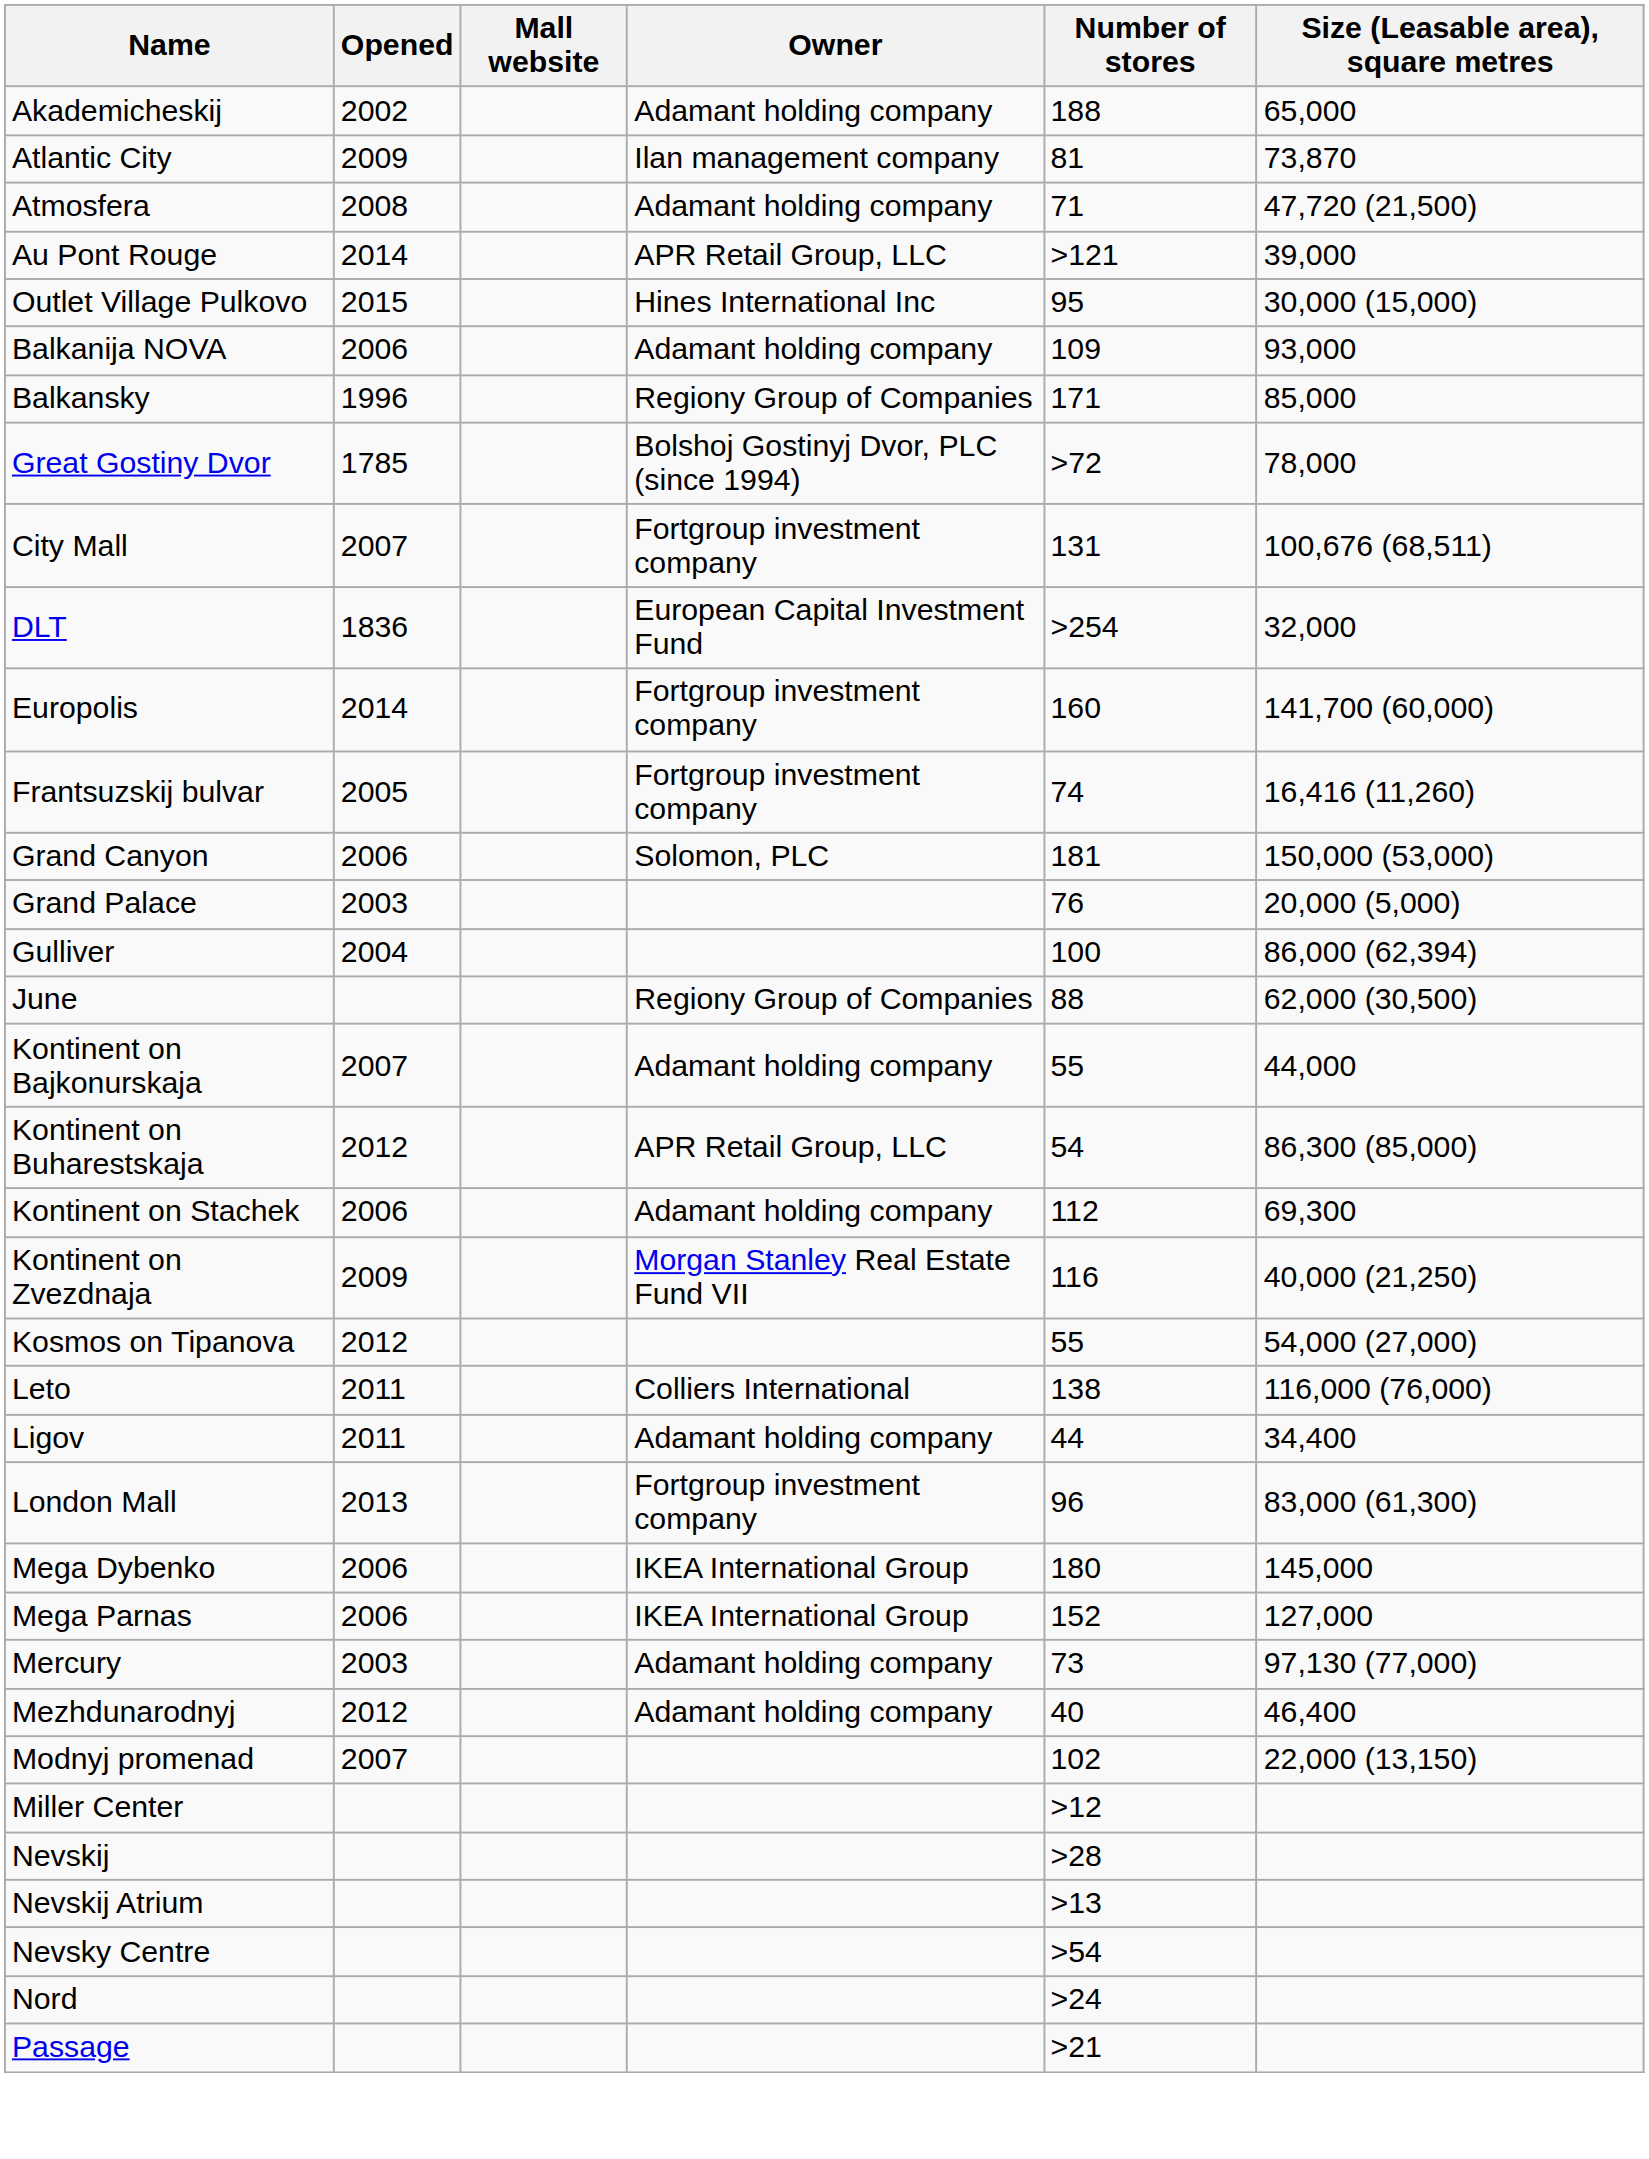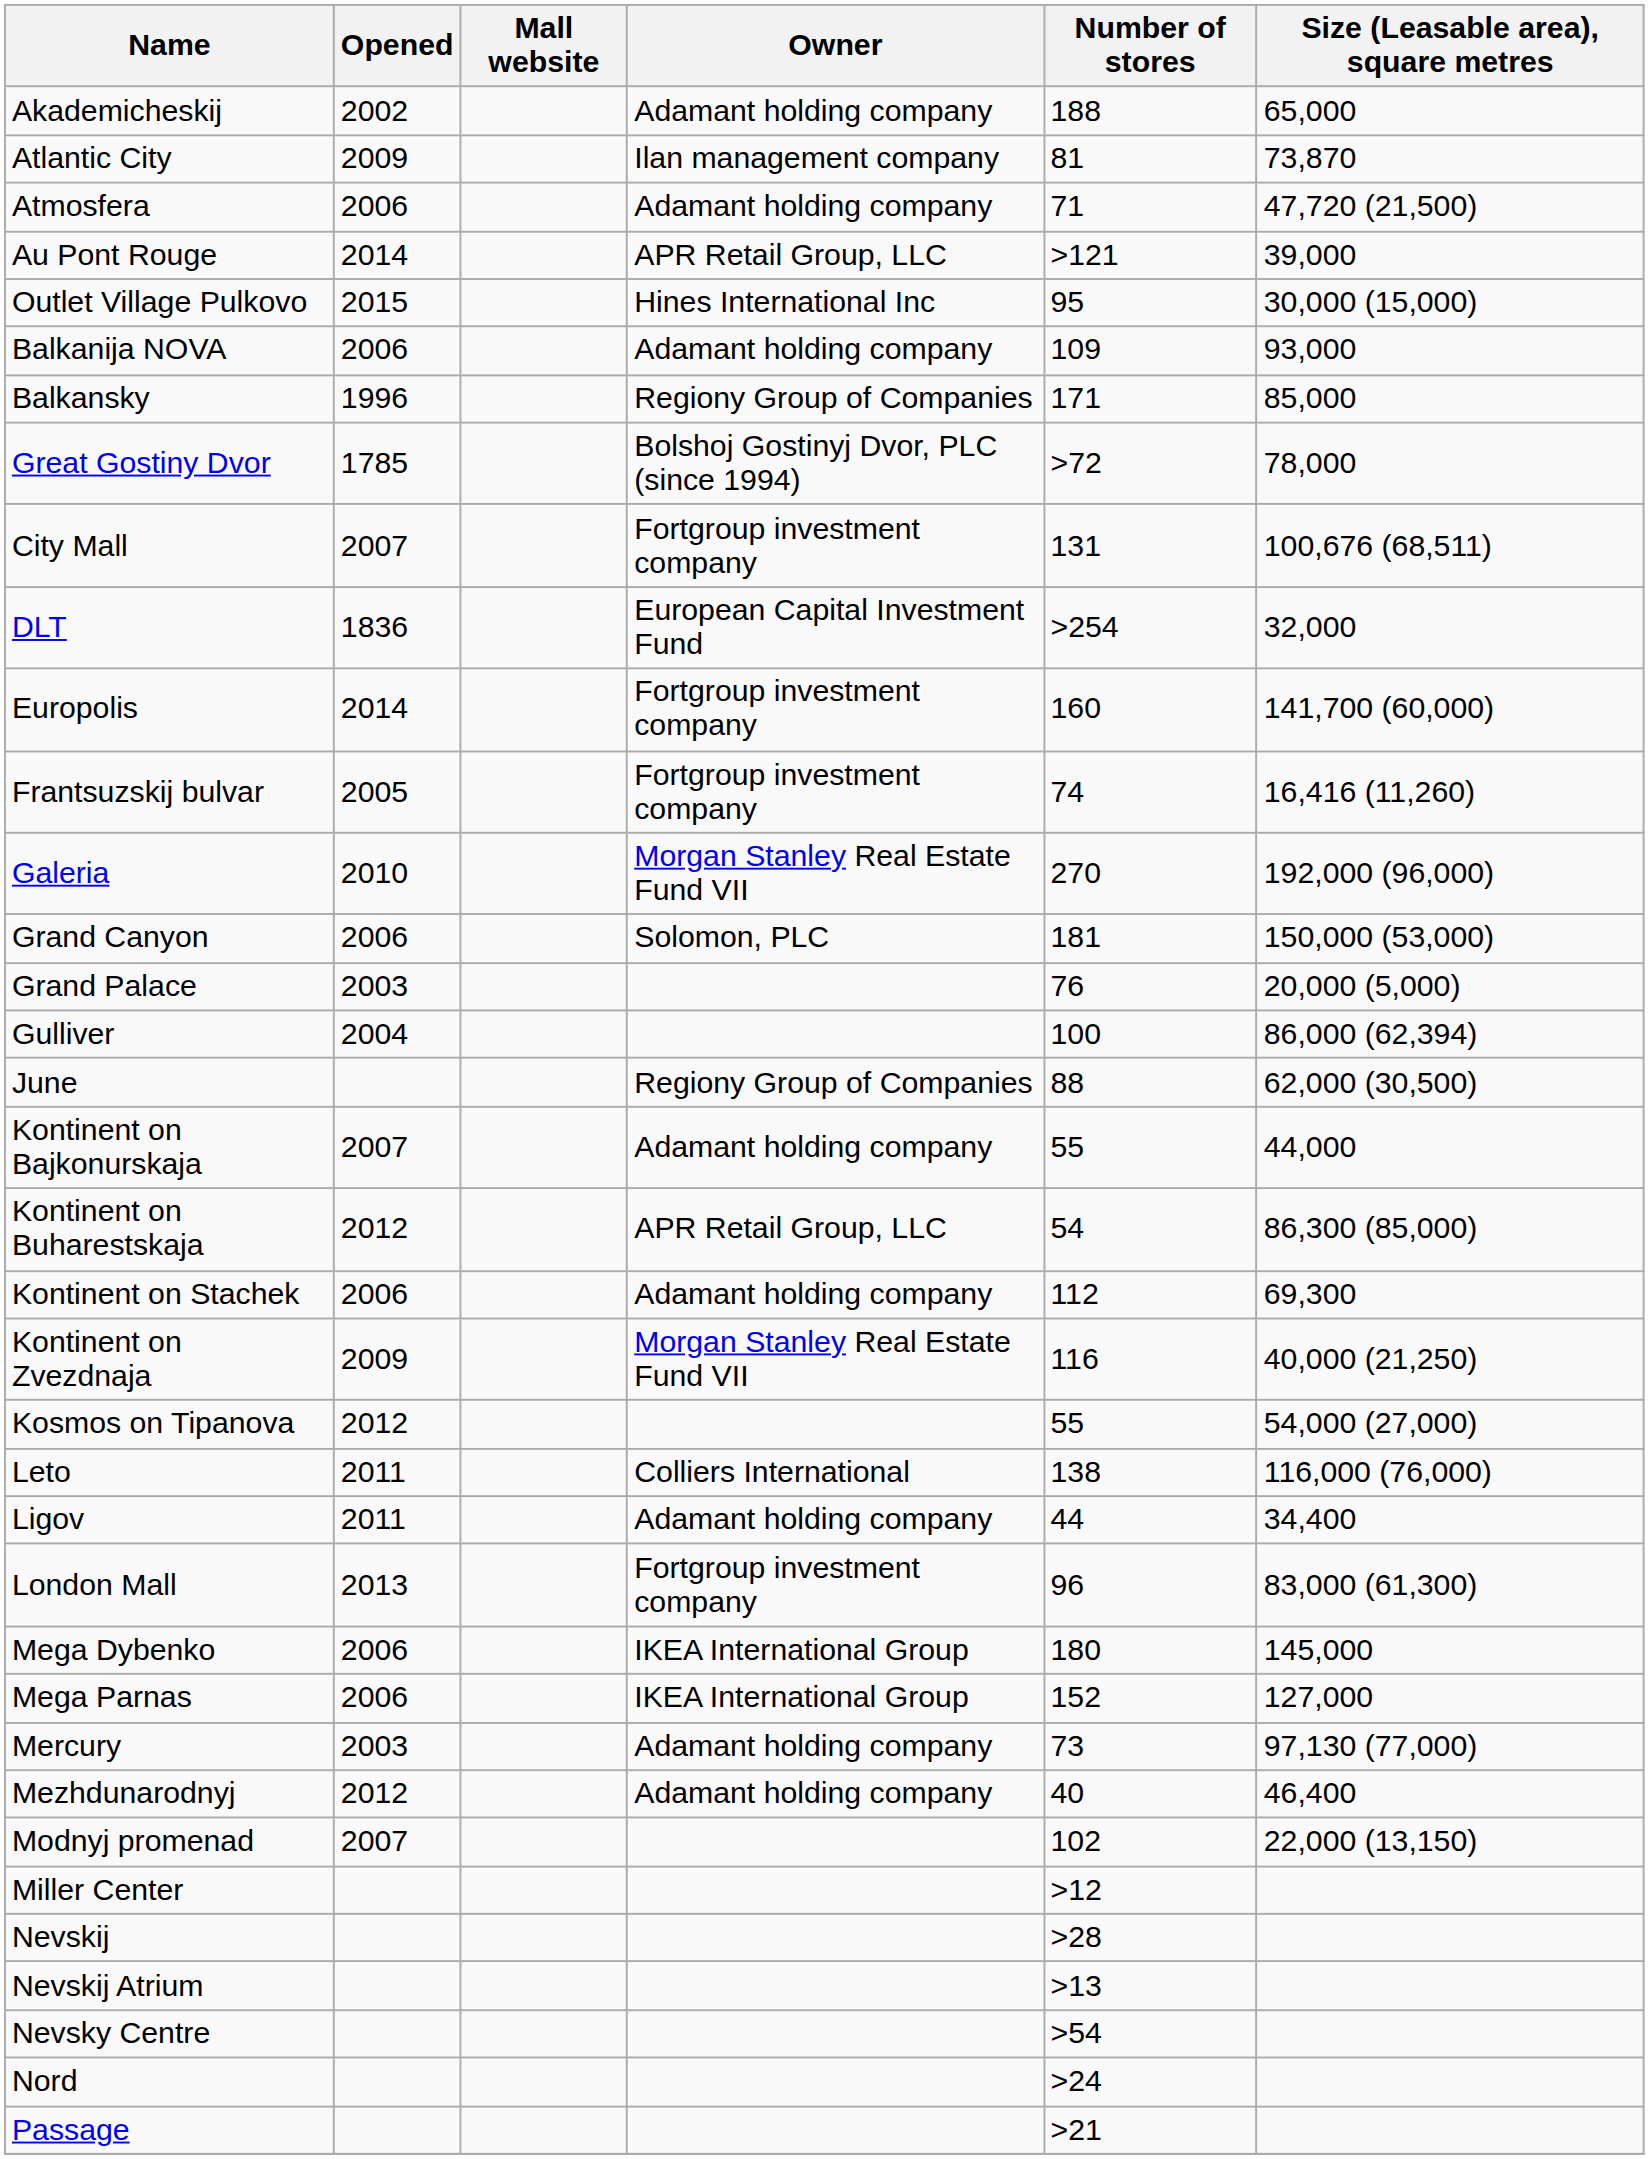(374, 206) 2008 -> (374, 206) 2006
+ row: (61, 873)
